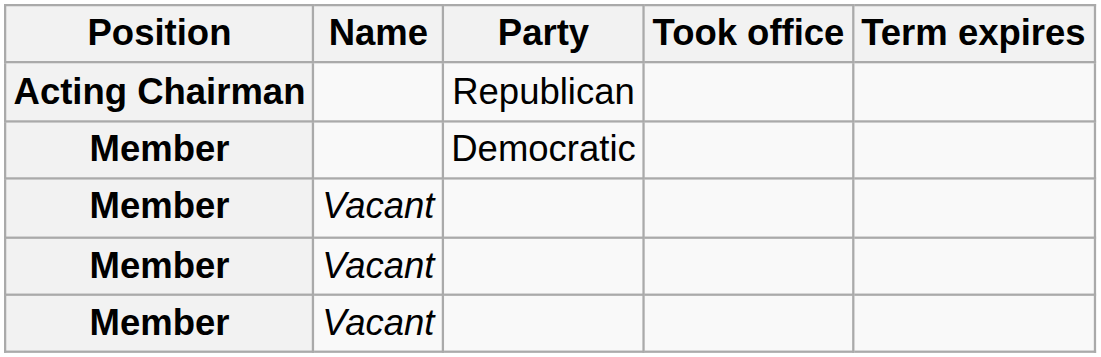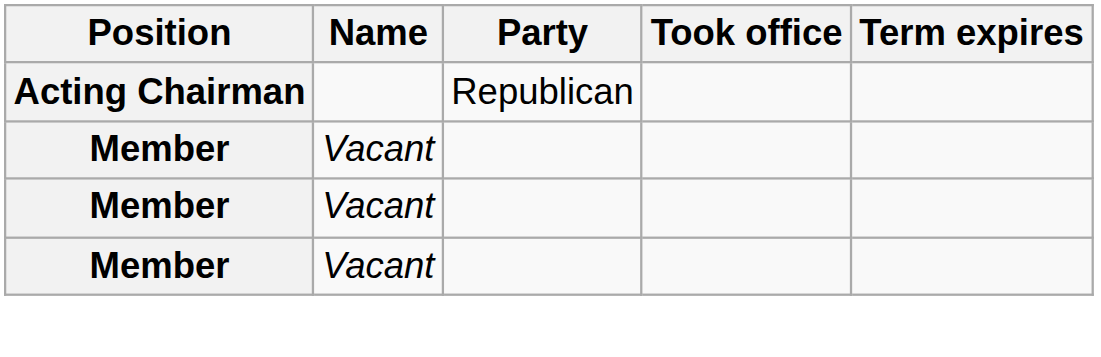- row: (159, 149)
